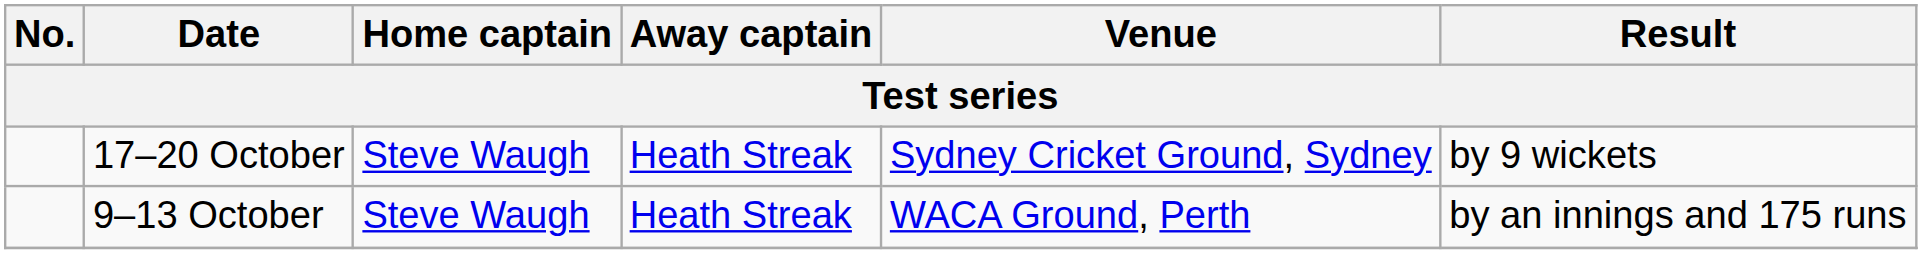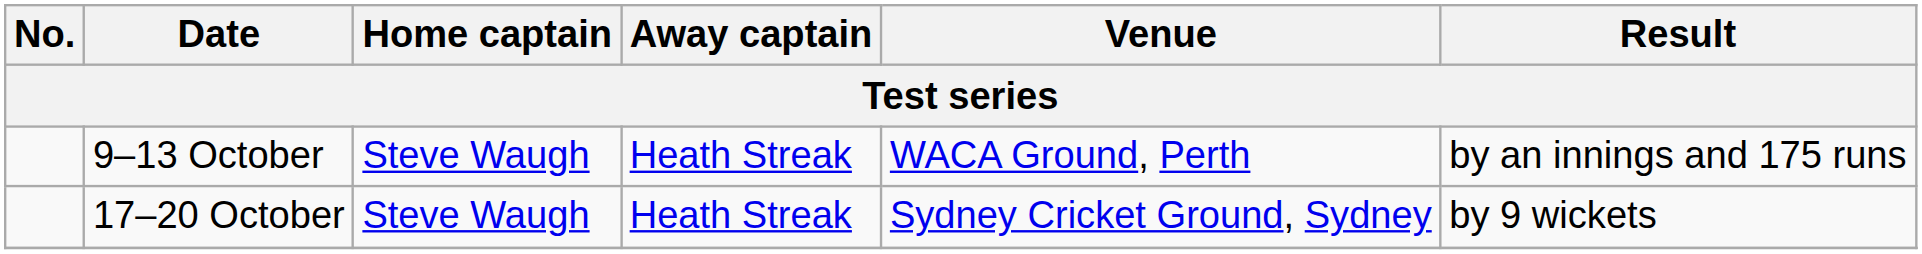rows swapped: (208, 215) <-> (219, 155)
